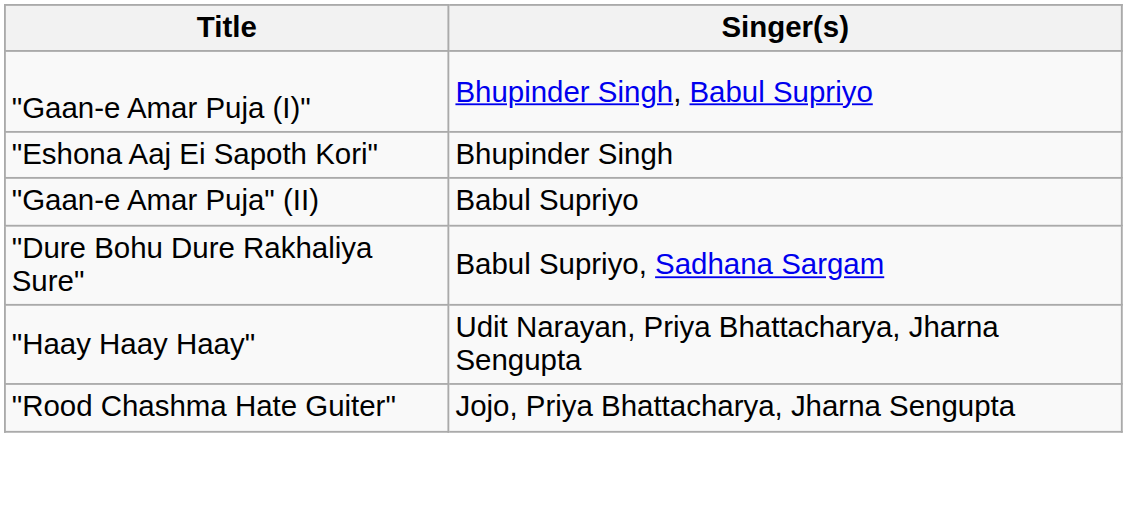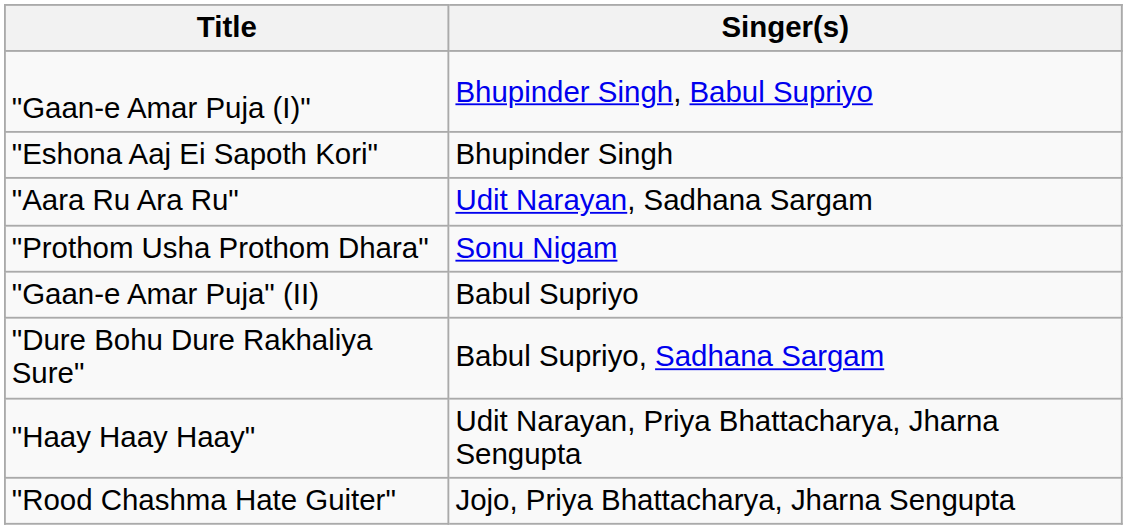+ row: (125, 201)
+ row: (220, 247)
